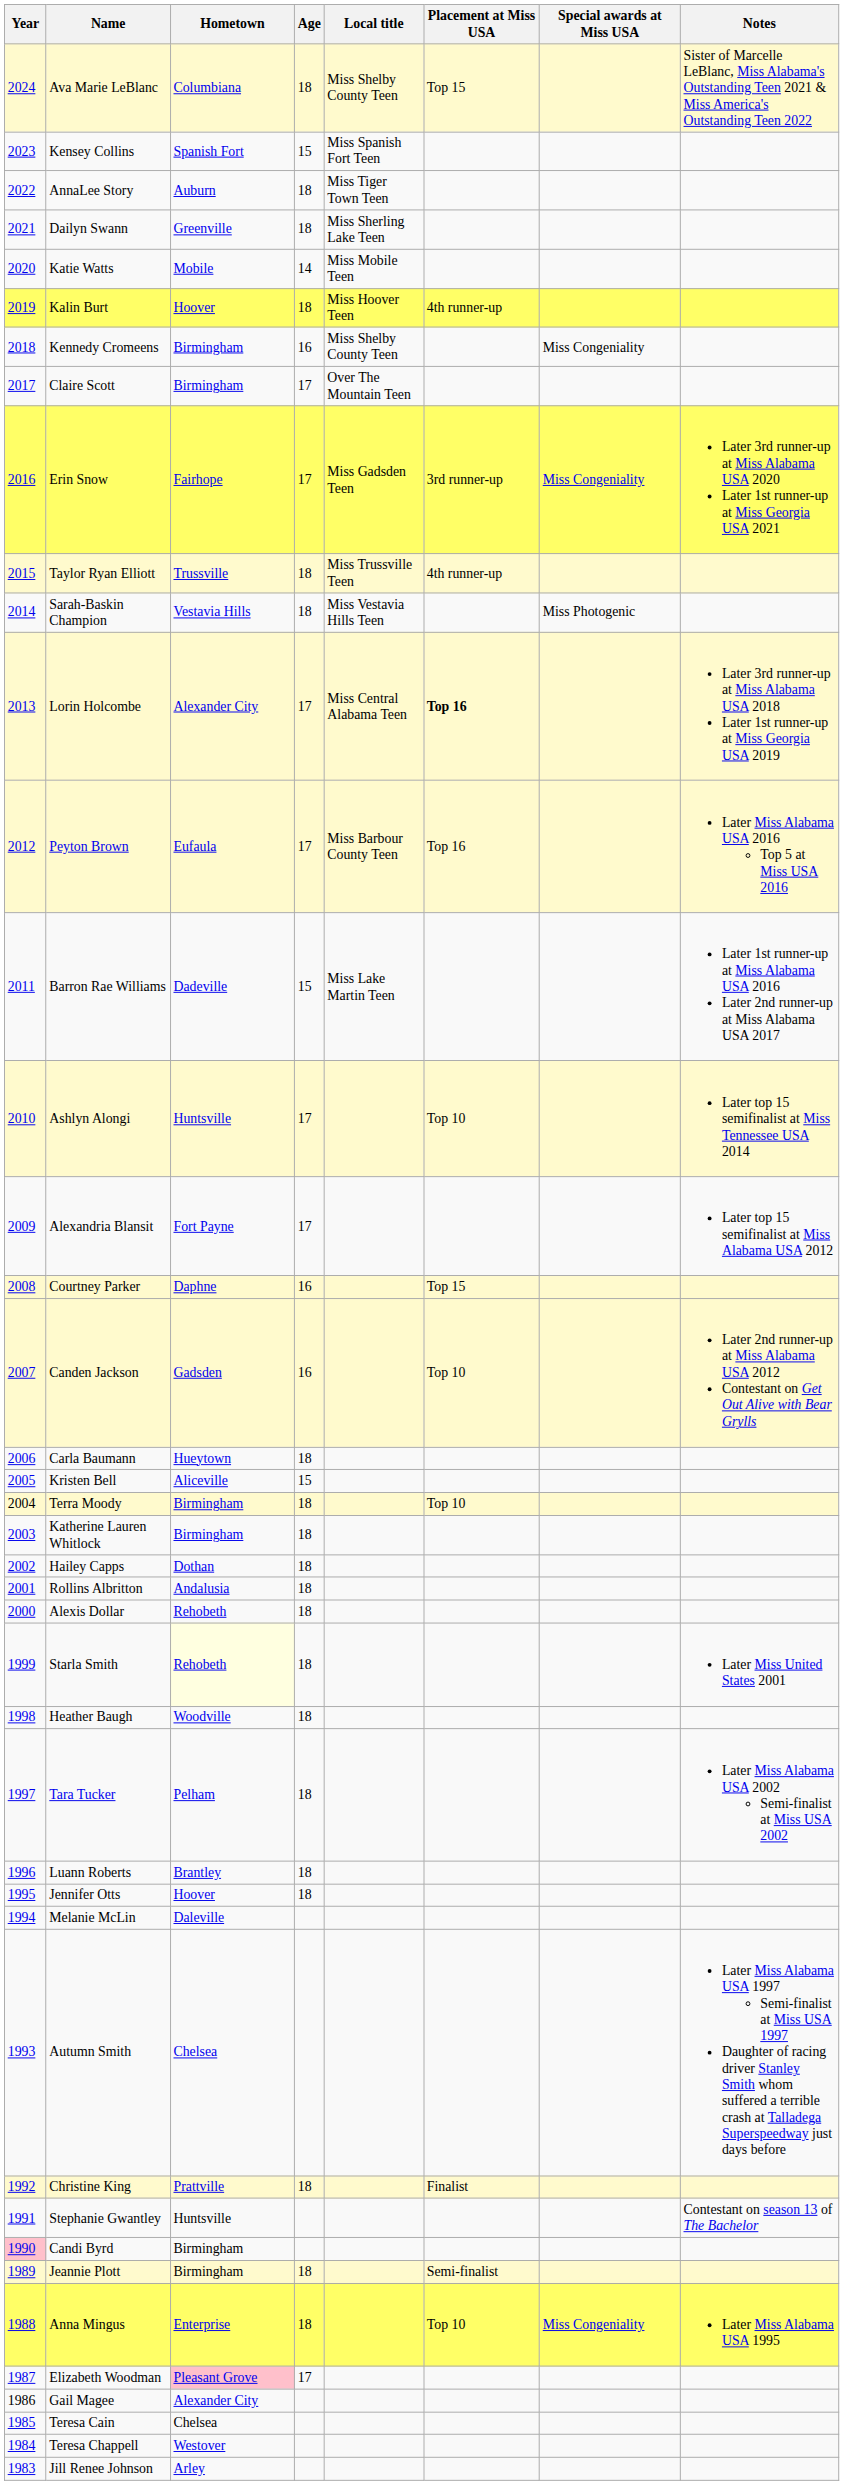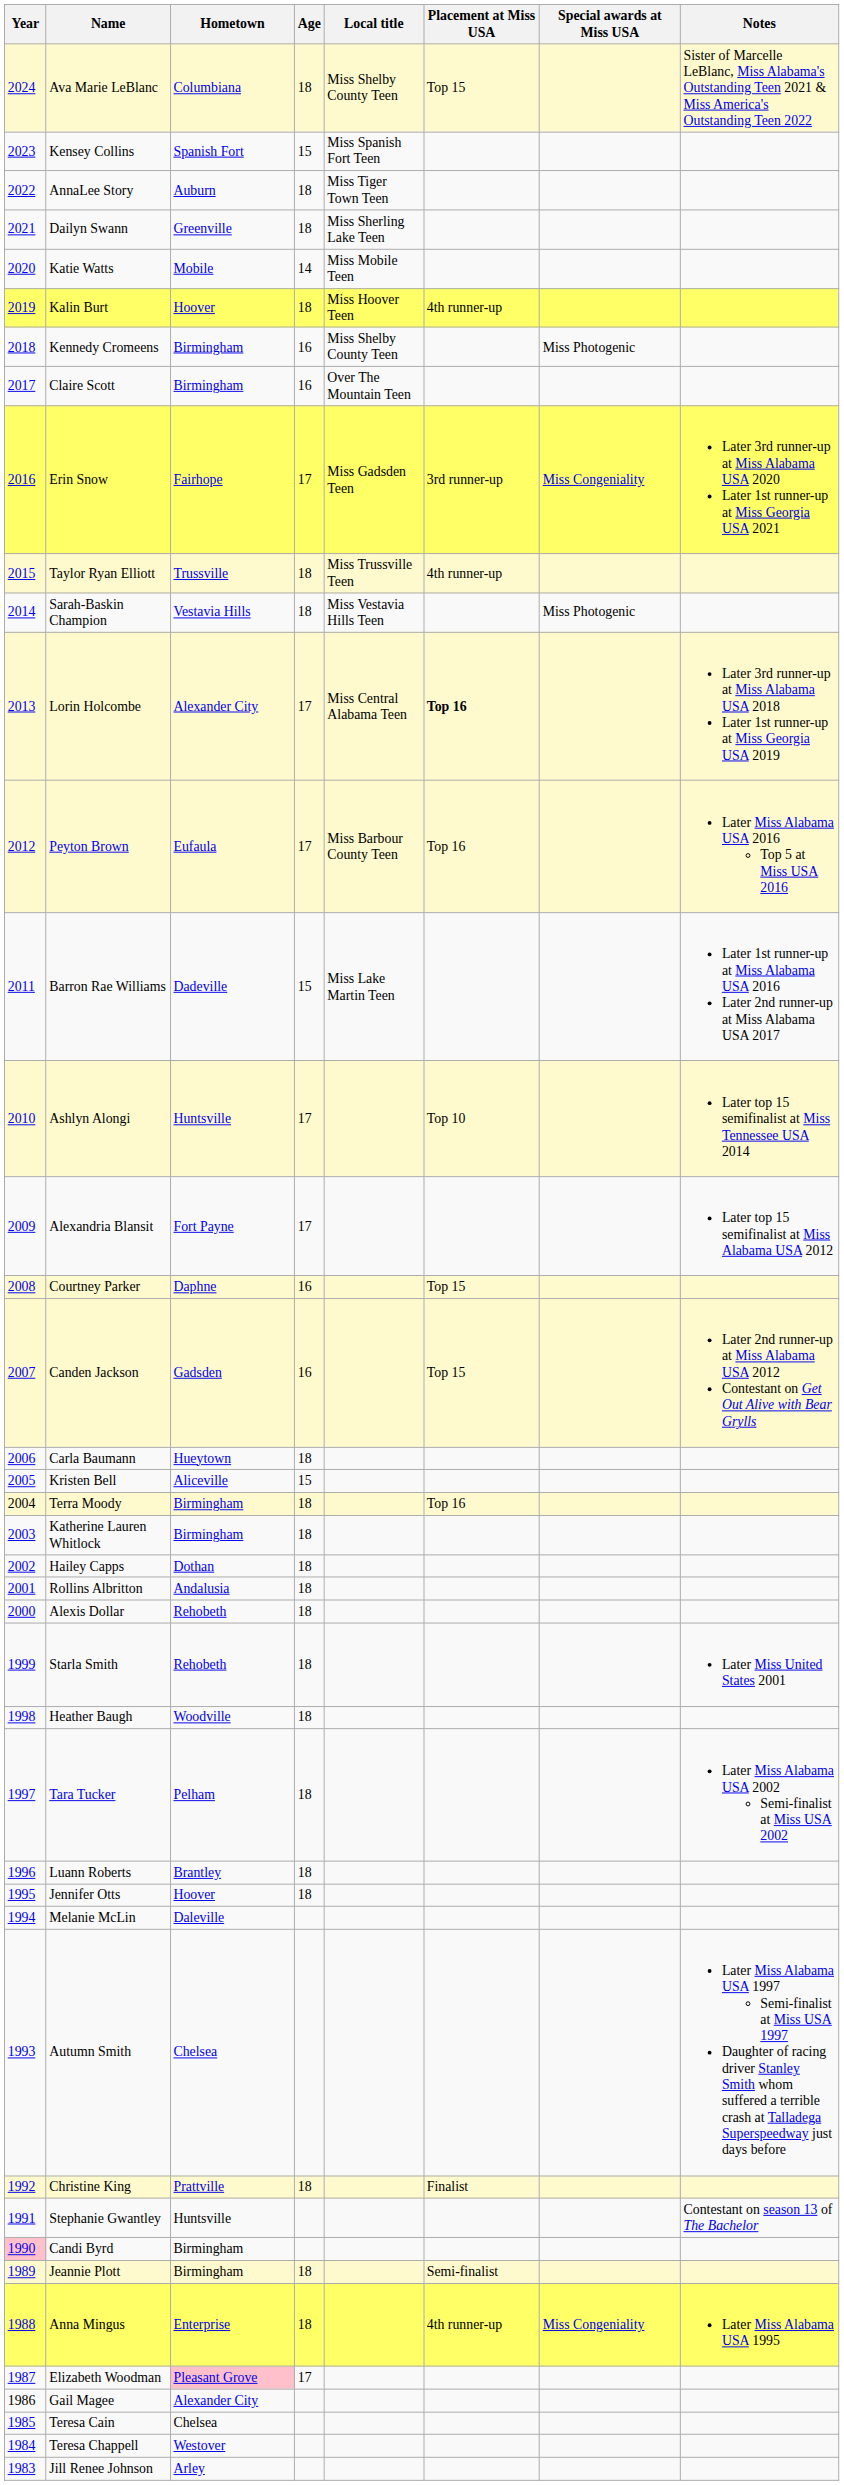(594, 347) Miss Congeniality -> (589, 347) Miss Photogenic
(305, 386) 17 -> (305, 386) 16
(446, 1373) Top 10 -> (446, 1373) Top 15
(446, 1504) Top 10 -> (446, 1504) Top 16
(200, 1664) lightyellow background -> (200, 1664) no background
(446, 2325) Top 10 -> (464, 2325) 4th runner-up
